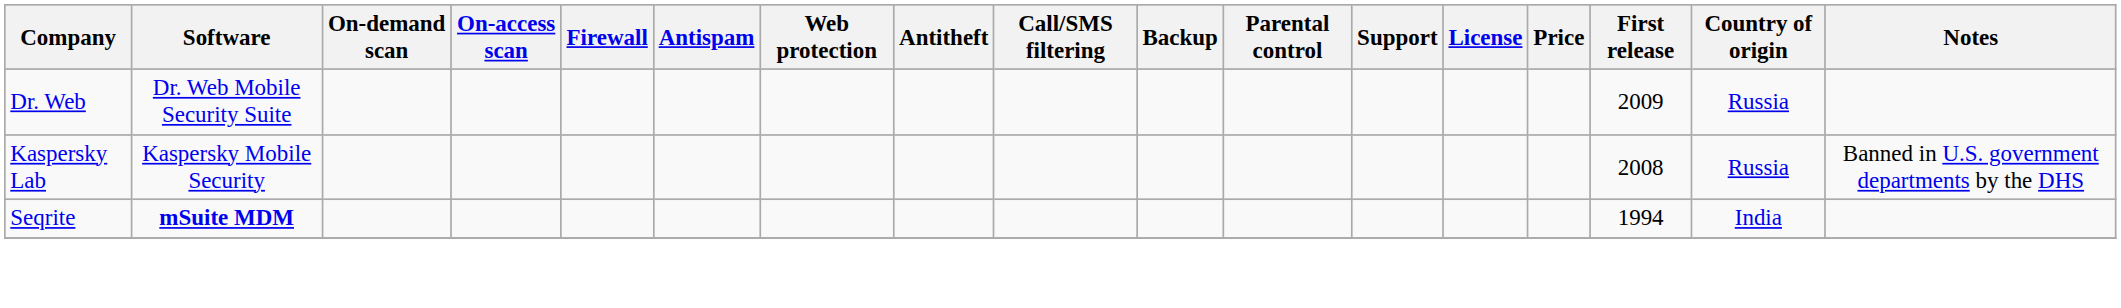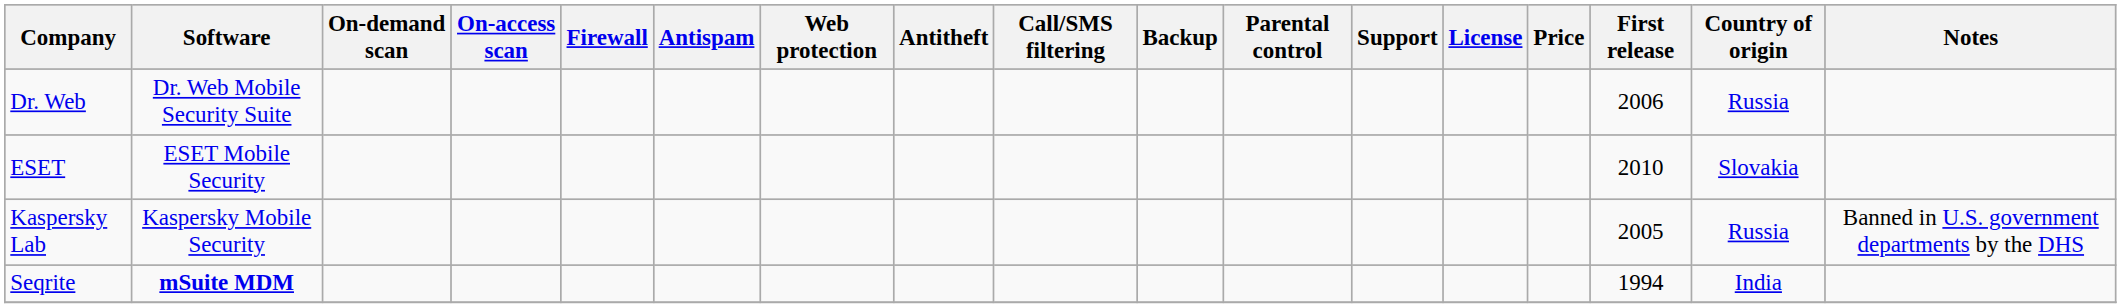(1641, 101) 2009 -> (1641, 101) 2006
+ row: (38, 166)
(1641, 166) 2008 -> (1641, 231) 2005
